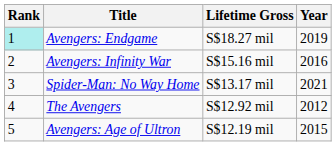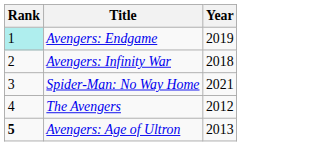- column: (250, 16)
(314, 61) 2016 -> (220, 61) 2018
(11, 130) normal -> (11, 130) bold
(314, 130) 2015 -> (220, 130) 2013
